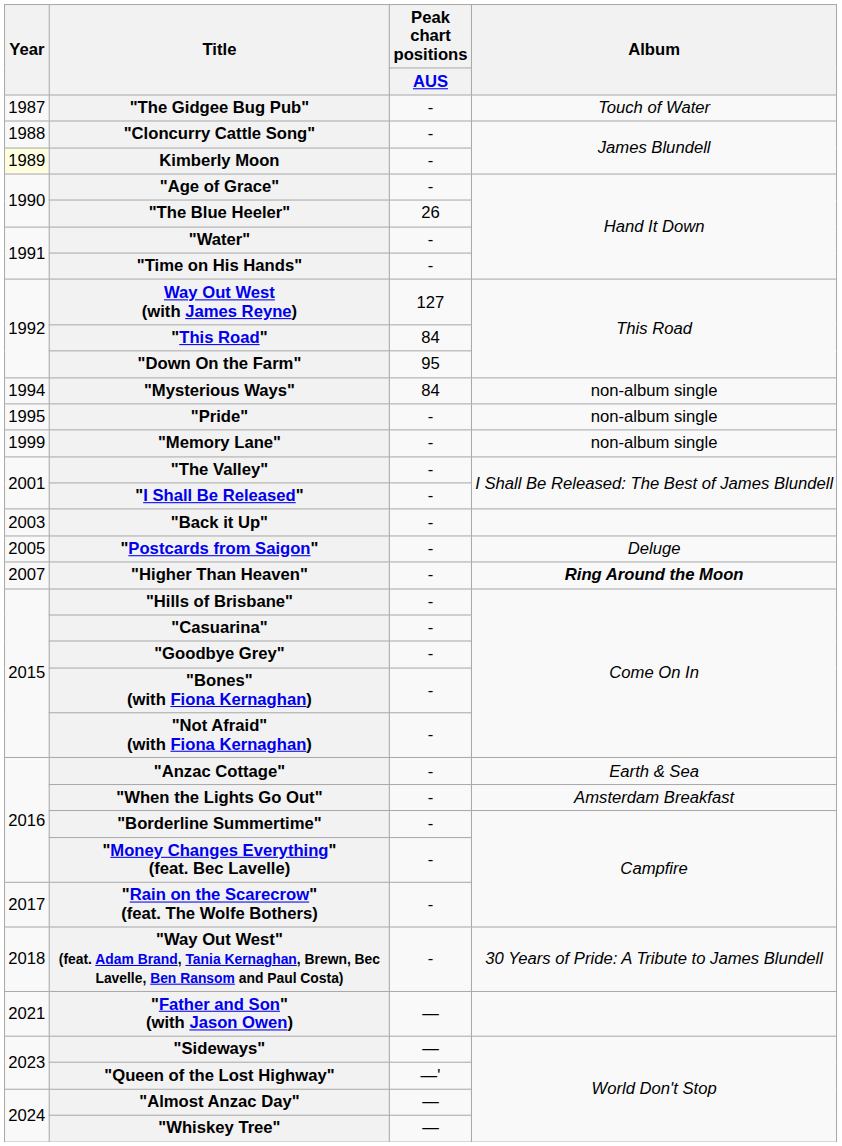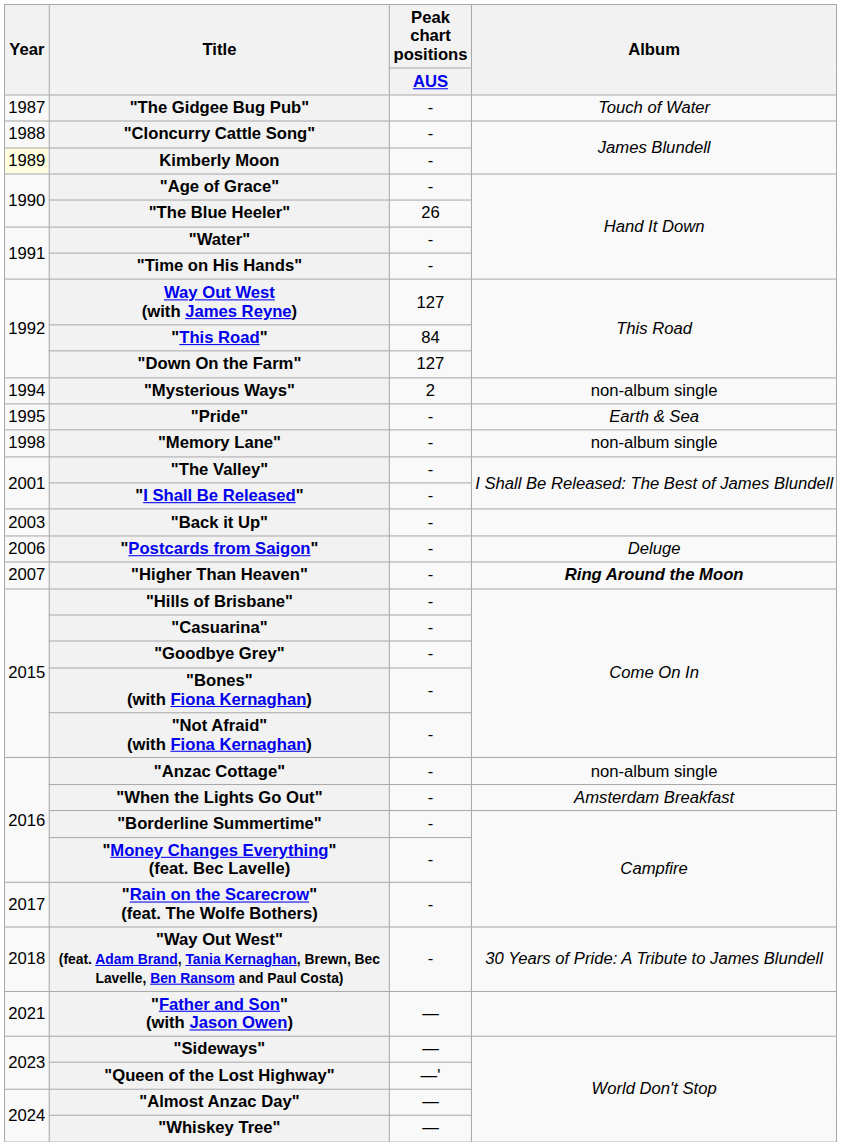(430, 364) 95 -> (430, 364) 127
(430, 390) 84 -> (430, 390) 2
(654, 416) non-album single -> (654, 416) Earth & Sea
(27, 443) 1999 -> (27, 443) 1998
(27, 548) 2005 -> (27, 548) 2006
(654, 771) Earth & Sea -> (654, 771) non-album single
